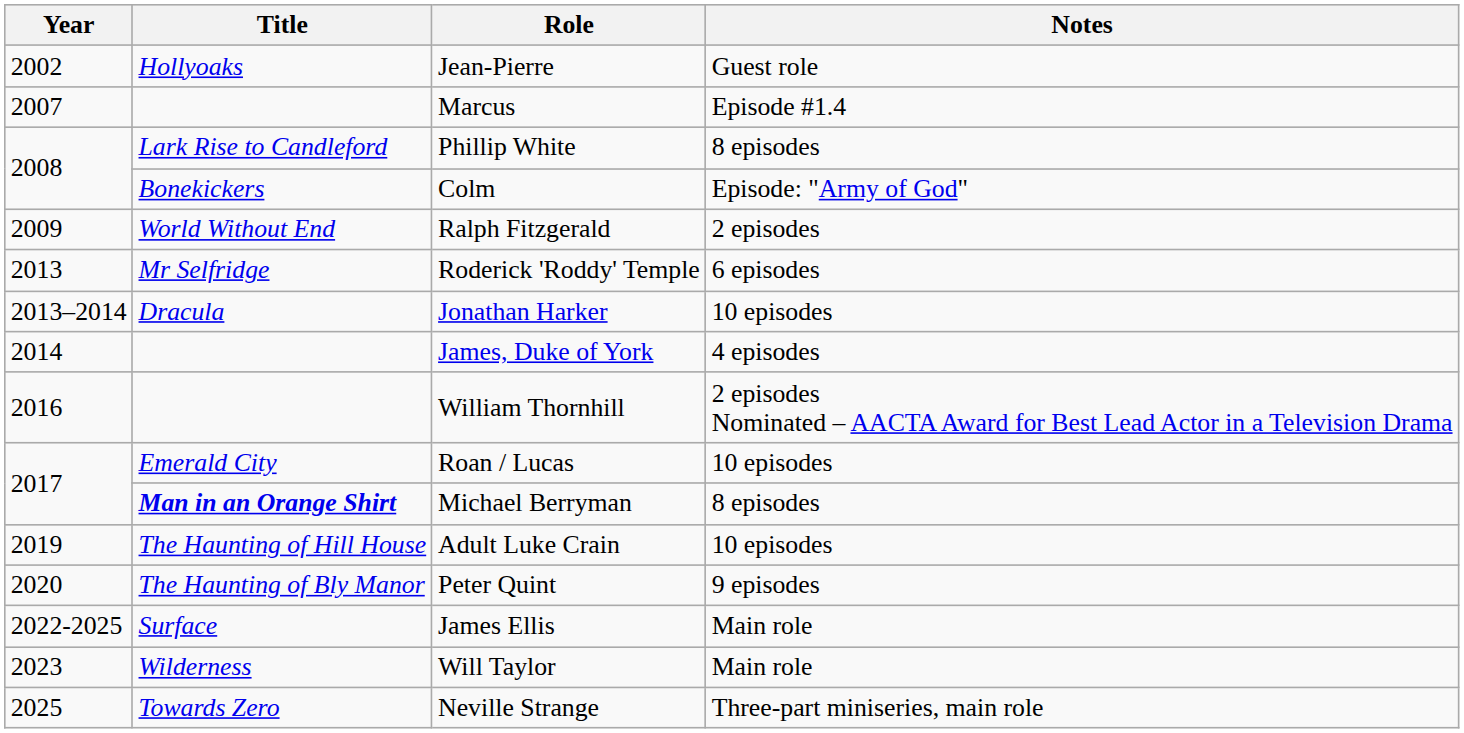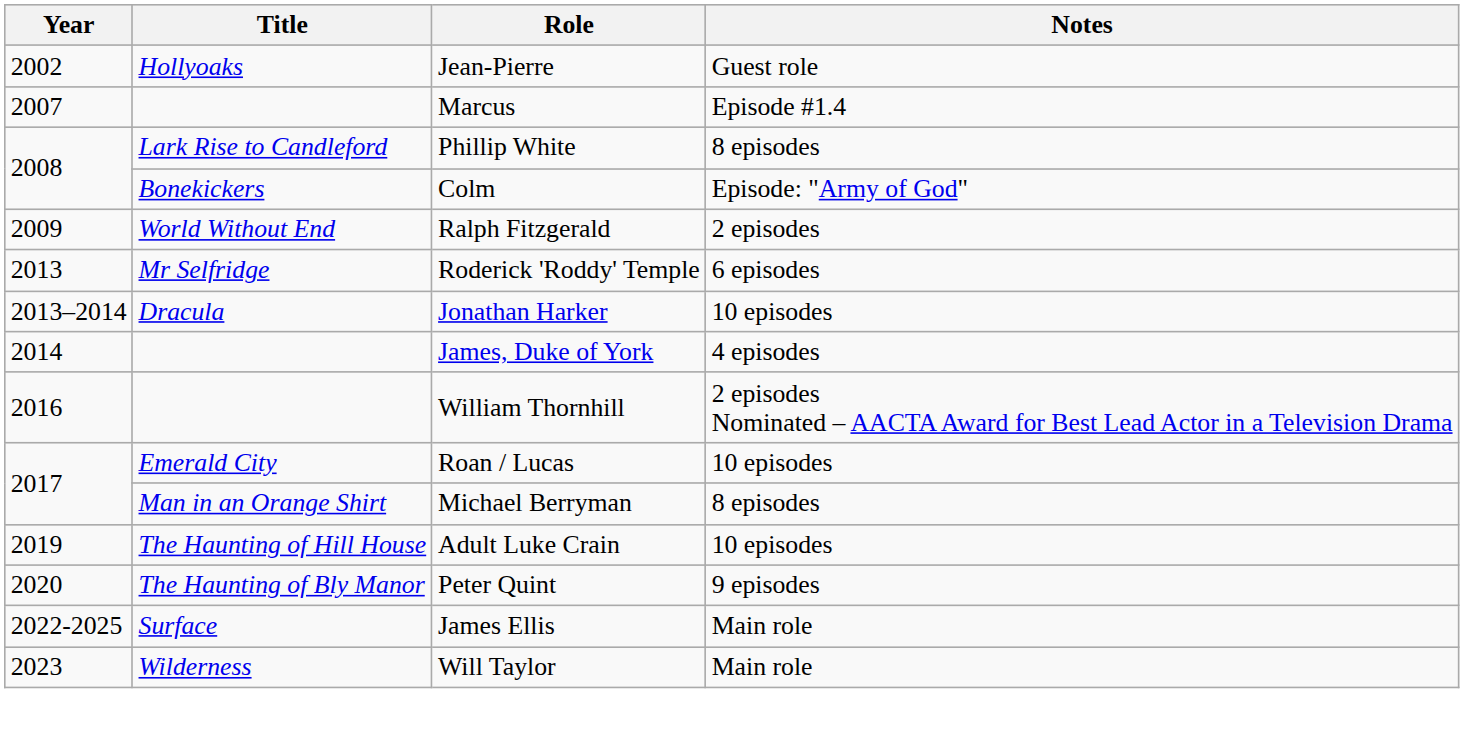(267, 503) bold -> (262, 503) normal
- row: (519, 707)
